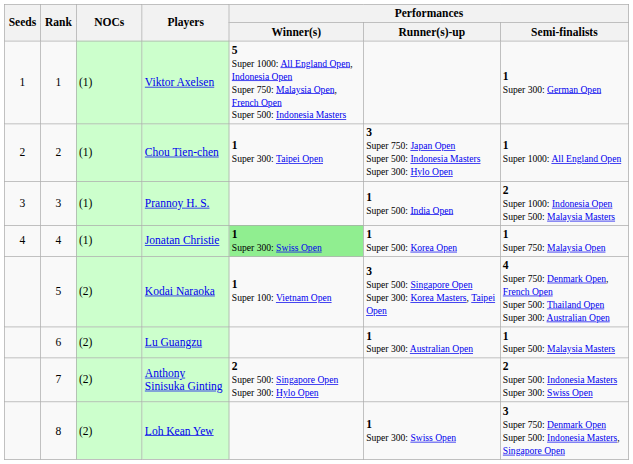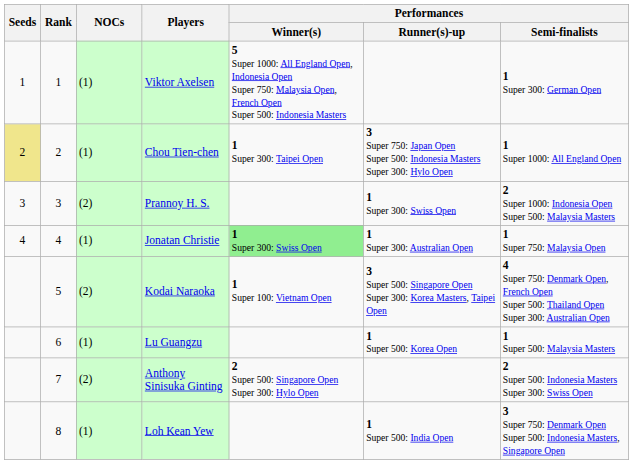(22, 152) no background -> (22, 152) khaki background
(86, 203) (1) -> (86, 203) (2)
(410, 203) 1 Super 500: India Open -> (411, 203) 1 Super 300: Swiss Open
(412, 241) 1 Super 500: Korea Open -> (420, 241) 1 Super 300: Australian Open
(86, 342) (2) -> (86, 342) (1)
(420, 342) 1 Super 300: Australian Open -> (412, 342) 1 Super 500: Korea Open
(86, 430) (2) -> (86, 430) (1)
(411, 430) 1 Super 300: Swiss Open -> (410, 430) 1 Super 500: India Open
